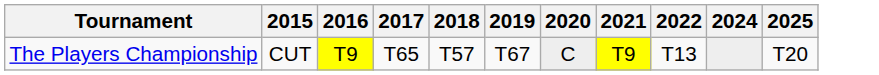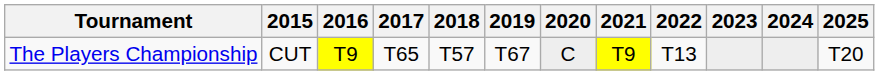+ column: (735, 21)
